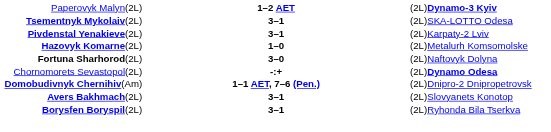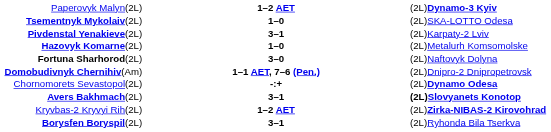(276, 20) 3–1 -> (276, 20) 1–0
rows swapped: (78, 71) <-> (73, 84)
(462, 97) normal -> (465, 97) bold
+ row: (89, 110)
